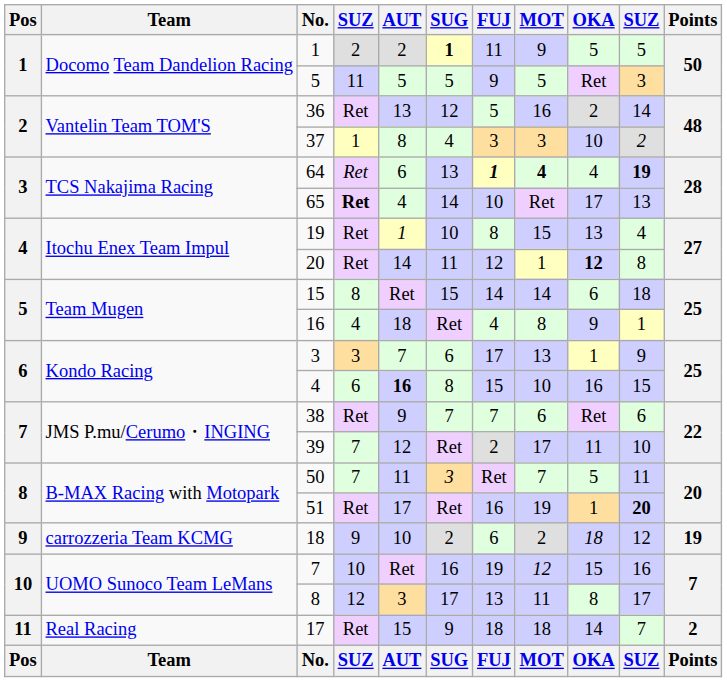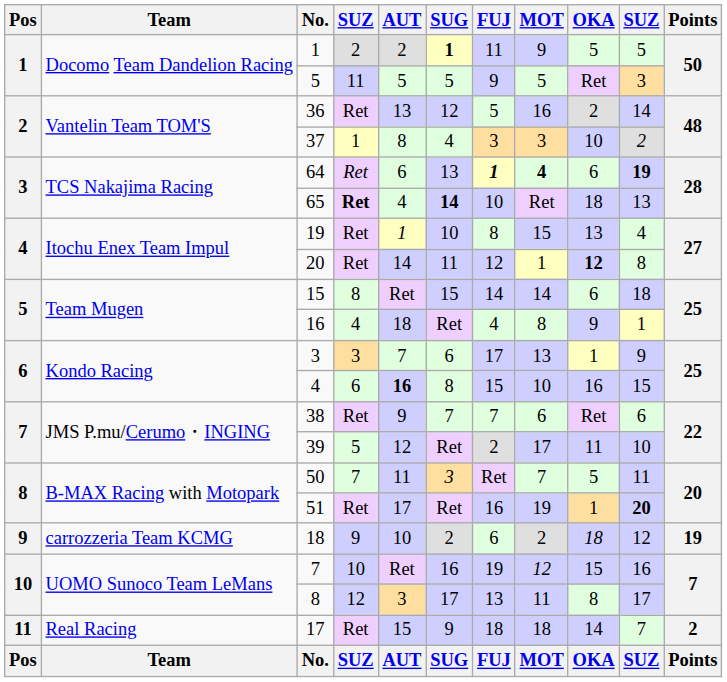(594, 171) 4 -> (594, 171) 6
(449, 202) normal -> (449, 202) bold
(594, 202) 17 -> (594, 202) 18
(356, 446) 7 -> (356, 446) 5
